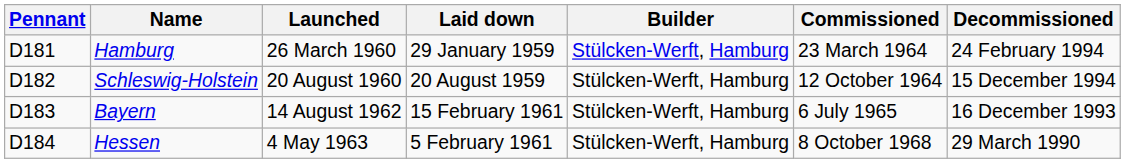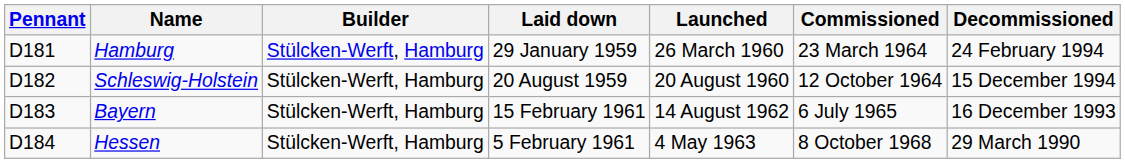columns swapped: (681, 19) <-> (334, 19)
